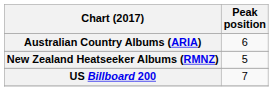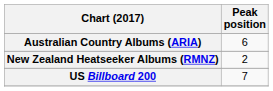(245, 59) 5 -> (245, 59) 2
